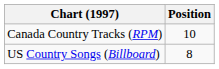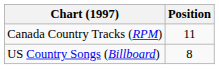(189, 34) 10 -> (189, 34) 11
